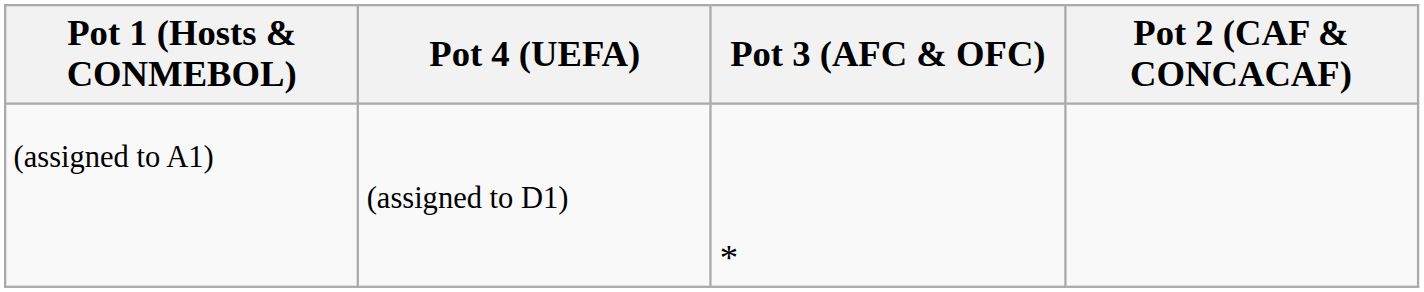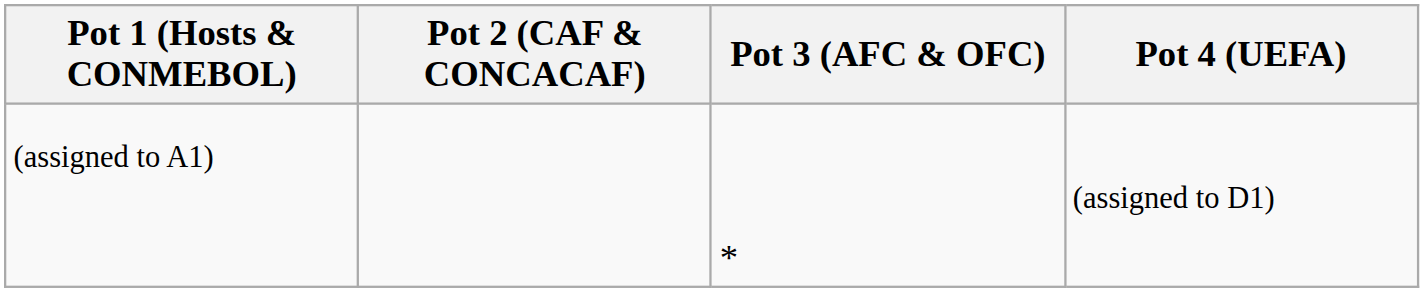columns swapped: (1241, 54) <-> (535, 54)
